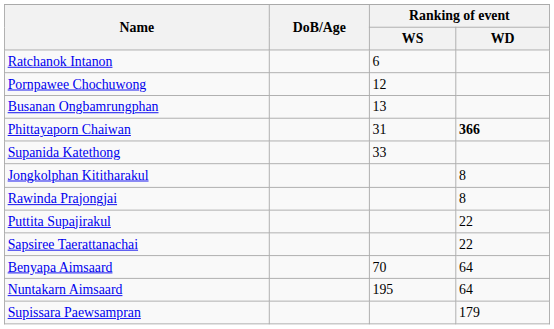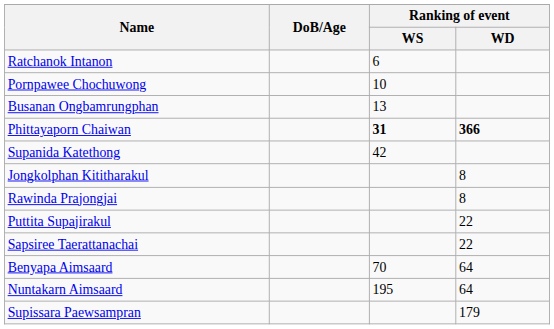(379, 84) 12 -> (379, 84) 10
(379, 130) normal -> (379, 130) bold
(379, 152) 33 -> (379, 152) 42
